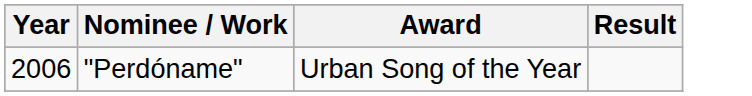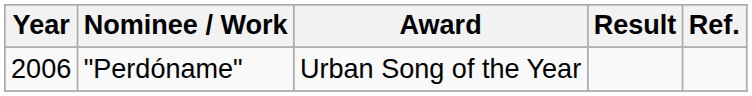+ column: (714, 25)
